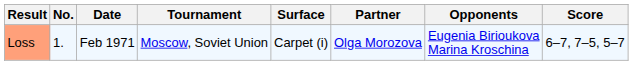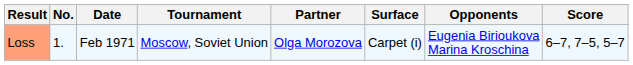columns swapped: (301, 14) <-> (378, 14)
